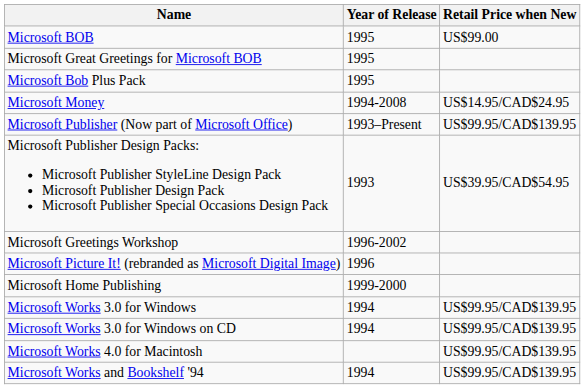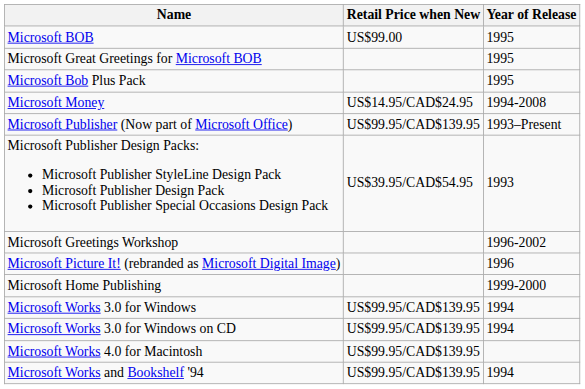columns swapped: (392, 15) <-> (510, 15)
